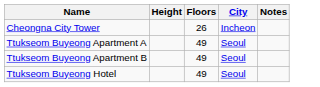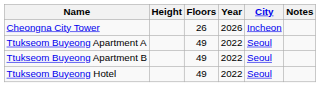+ column: (232, 12)
